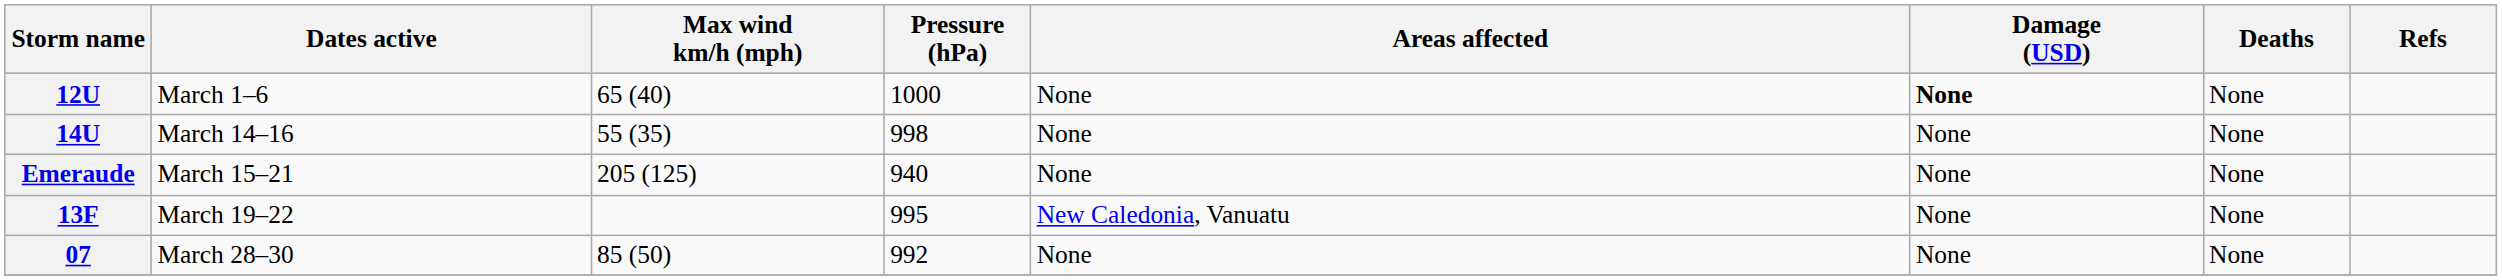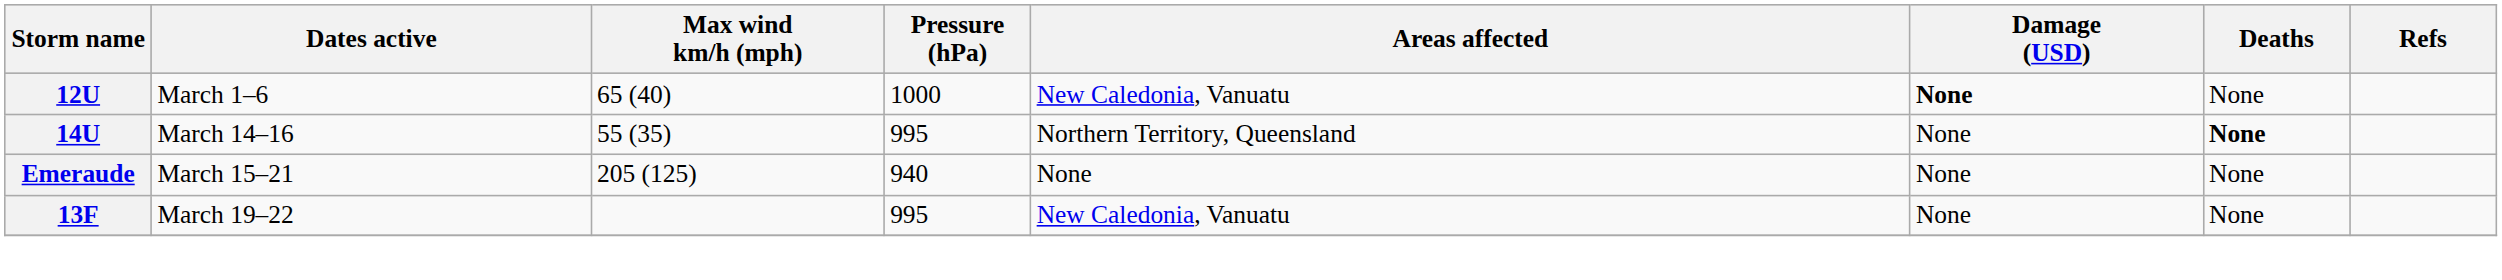(1064, 93) None -> (1163, 93) New Caledonia, Vanuatu
(909, 133) 998 -> (909, 133) 995
(1064, 133) None -> (1196, 133) Northern Territory, Queensland
(2237, 133) normal -> (2237, 133) bold
- row: (78, 255)
